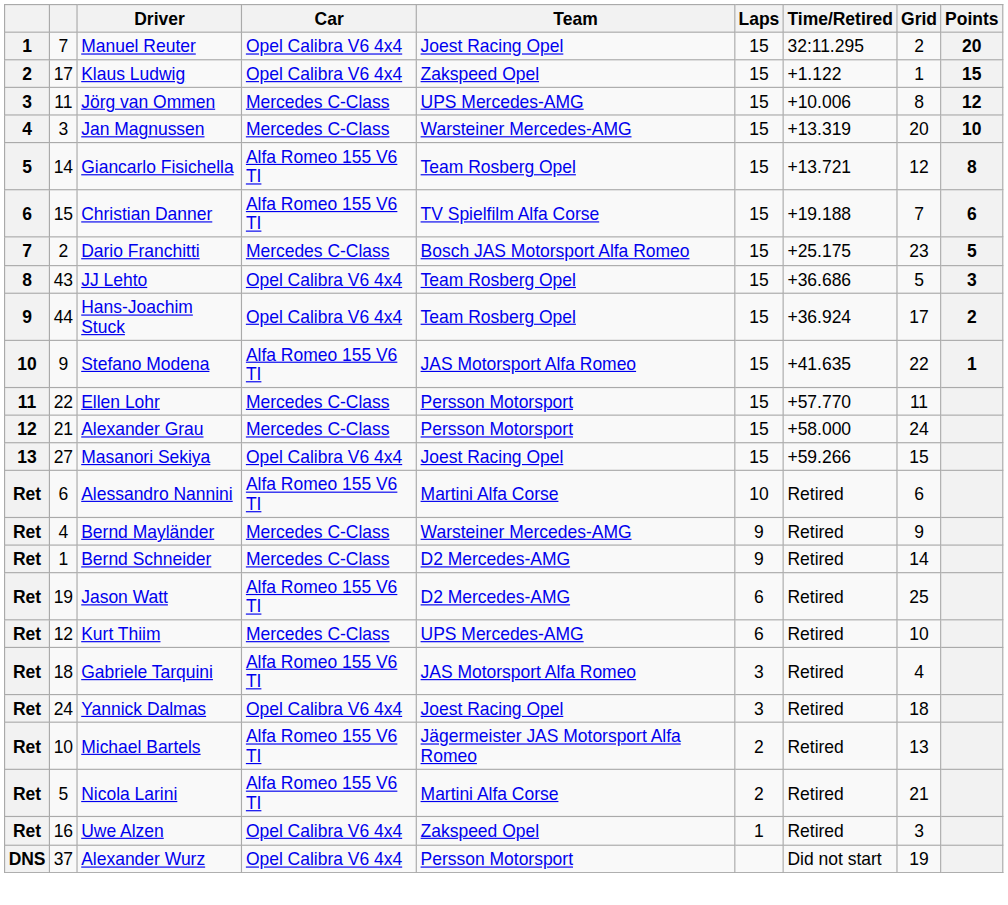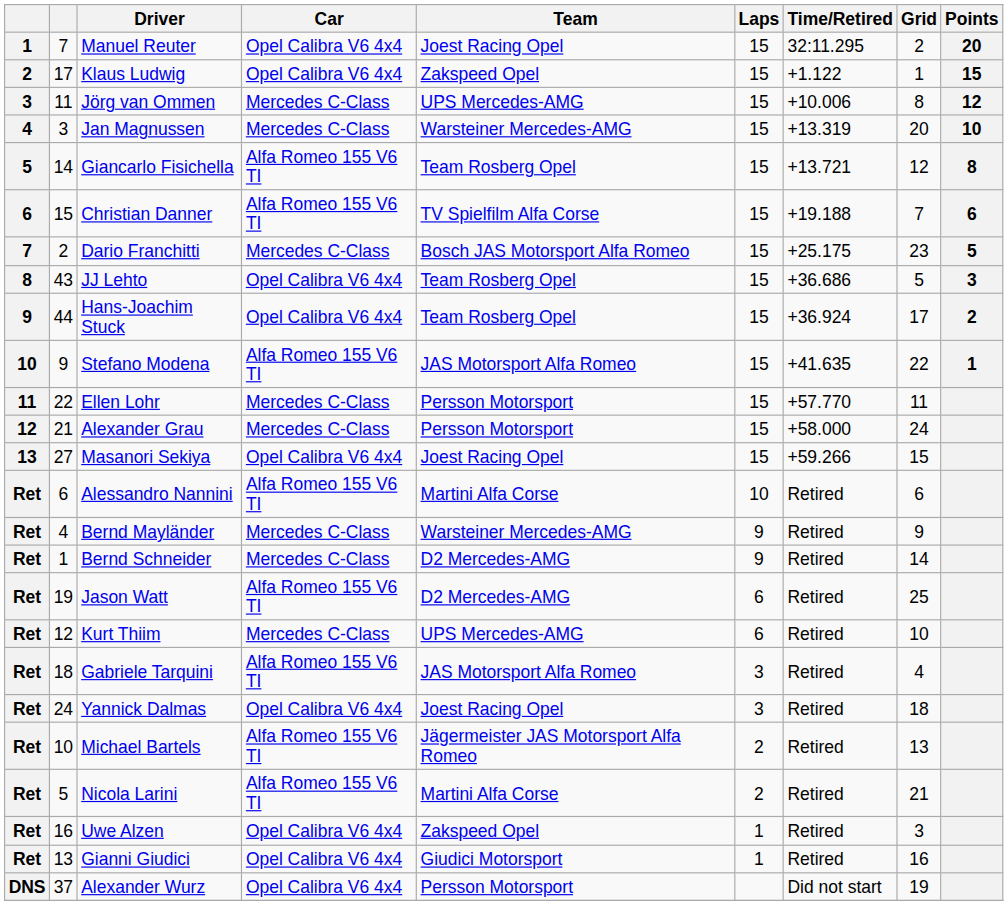+ row: (136, 859)
